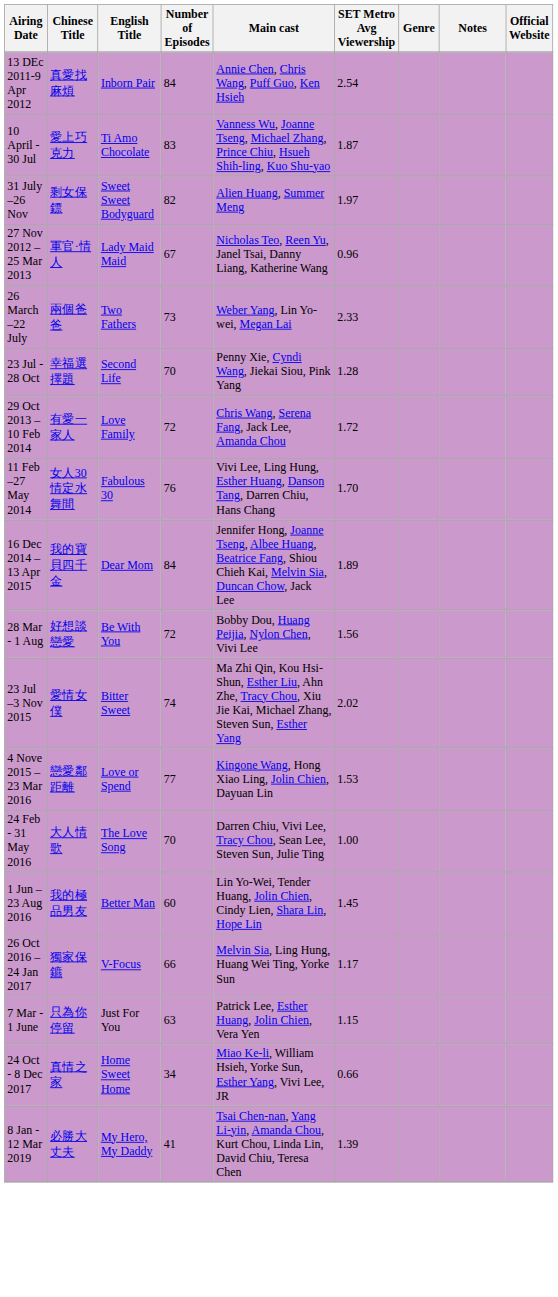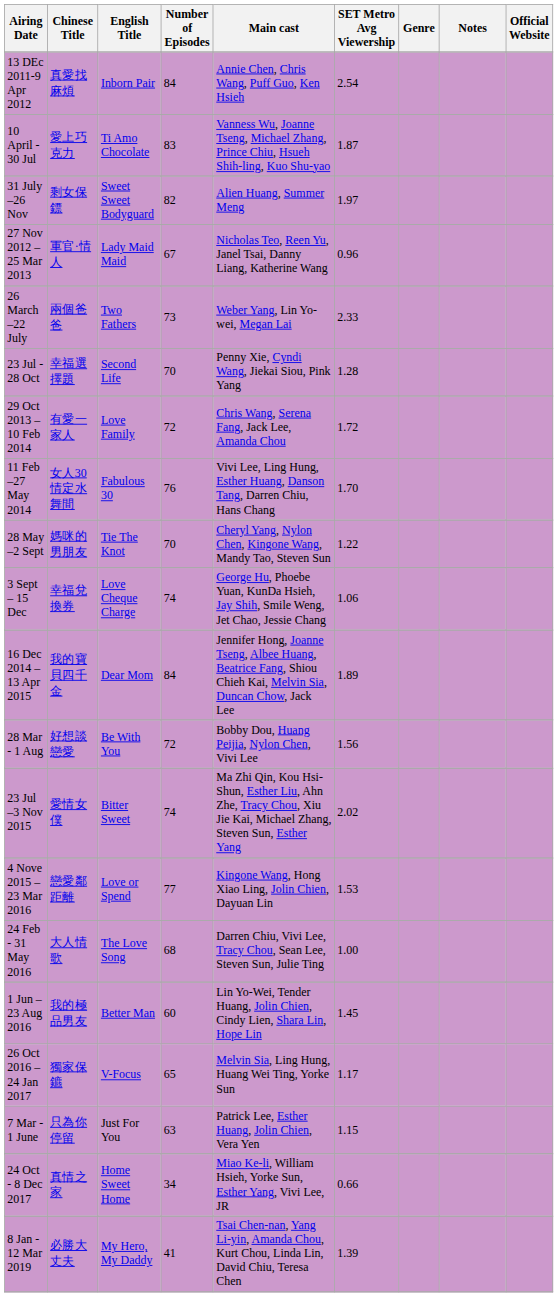+ row: (26, 543)
+ row: (22, 598)
(170, 840) 70 -> (170, 950) 68
(170, 964) 66 -> (170, 1074) 65
